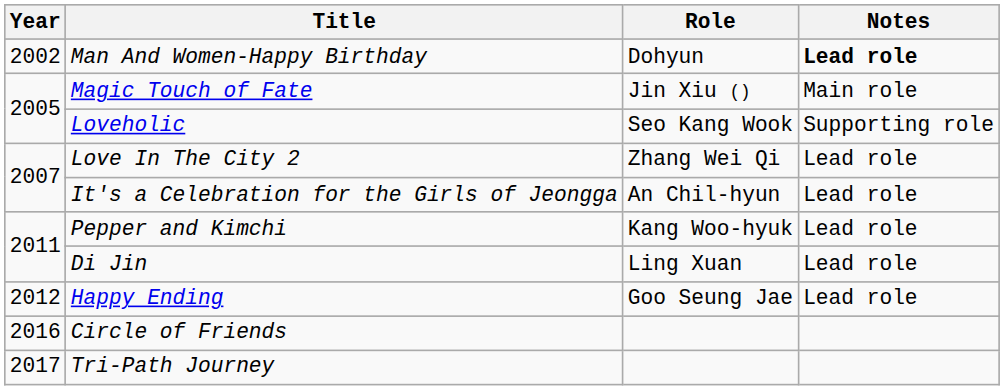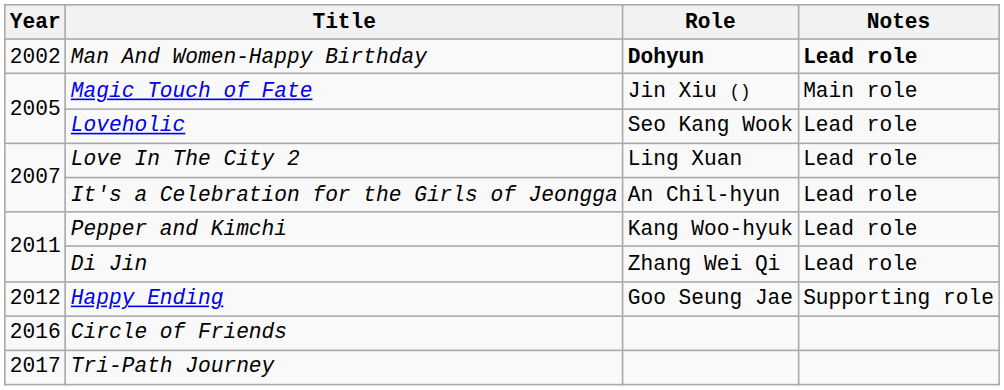(666, 57) normal -> (666, 57) bold
(899, 126) Supporting role -> (860, 126) Lead role
(704, 160) Zhang Wei Qi -> (685, 160) Ling Xuan
(685, 264) Ling Xuan -> (704, 264) Zhang Wei Qi
(860, 298) Lead role -> (899, 298) Supporting role
